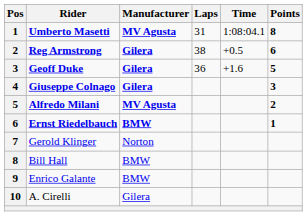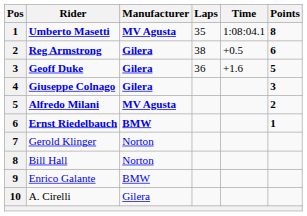(200, 32) 31 -> (200, 32) 35
(136, 160) BMW -> (138, 160) Norton
